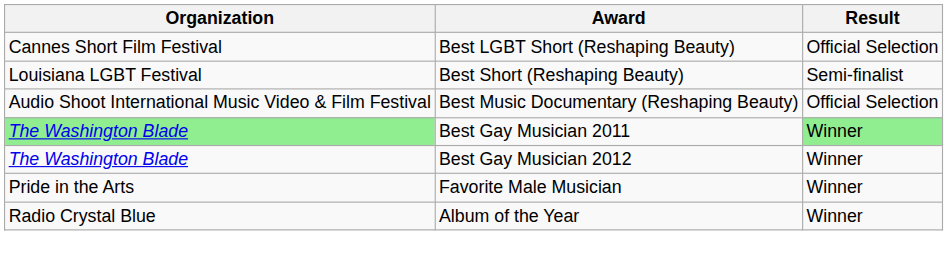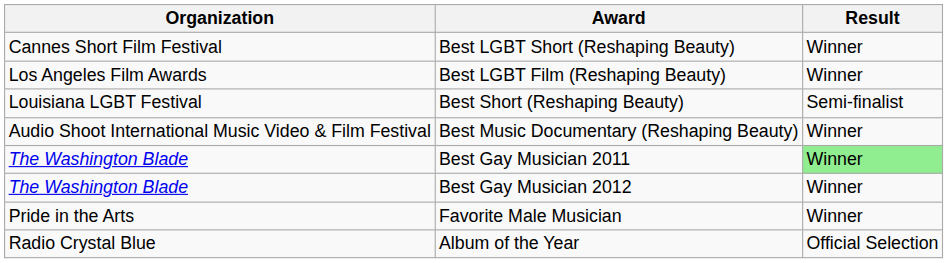(872, 46) Official Selection -> (835, 46) Winner
+ row: (582, 74)
(872, 103) Official Selection -> (835, 131) Winner
(98, 131) lightgreen background -> (98, 159) no background
(835, 215) Winner -> (872, 243) Official Selection
